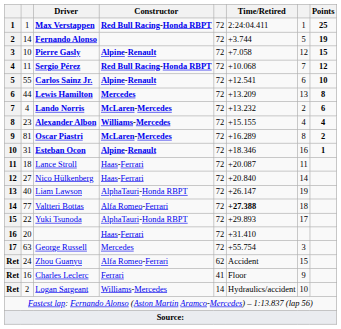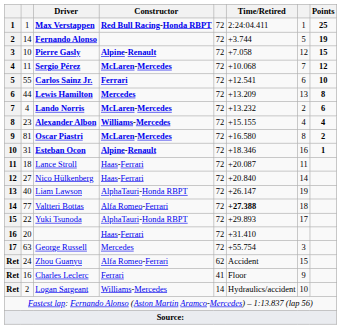(156, 66) Red Bull Racing-Honda RBPT -> (136, 66) McLaren-Mercedes
(129, 80) Alpine-Renault -> (114, 80) Ferrari
(242, 136) +16.289 -> (242, 136) +16.580
